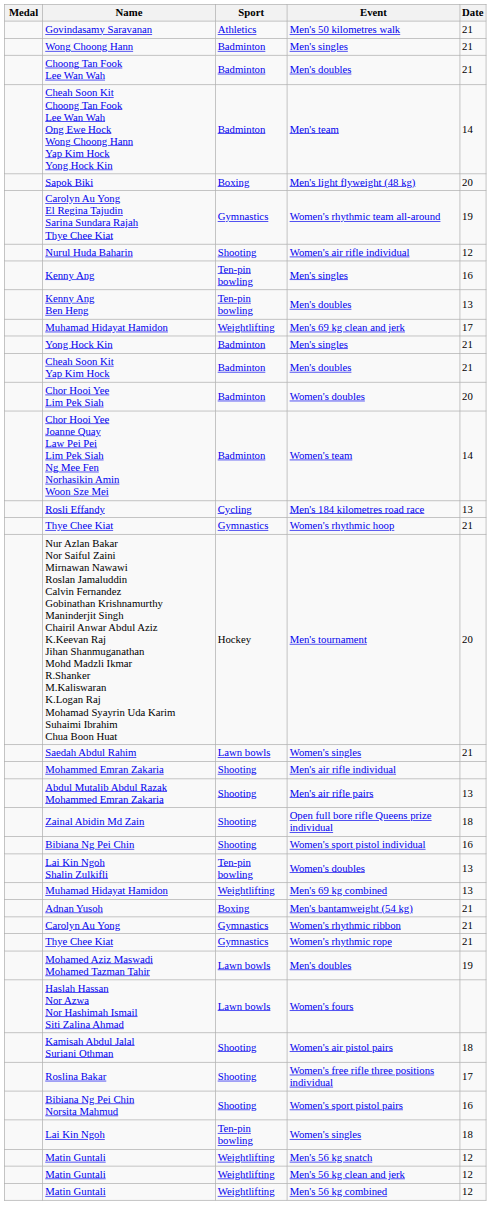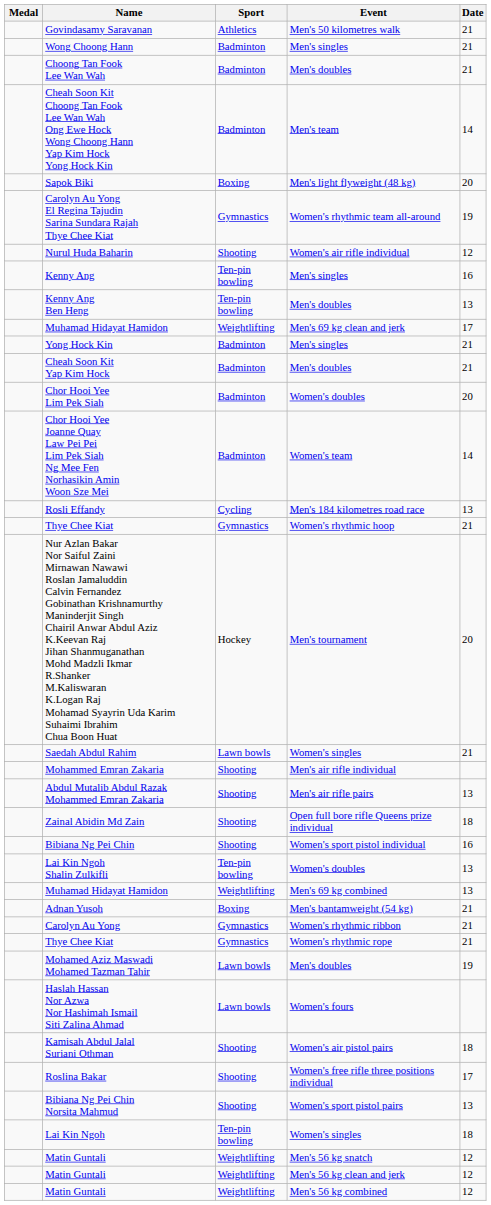(467, 1105) 16 -> (467, 1105) 13
